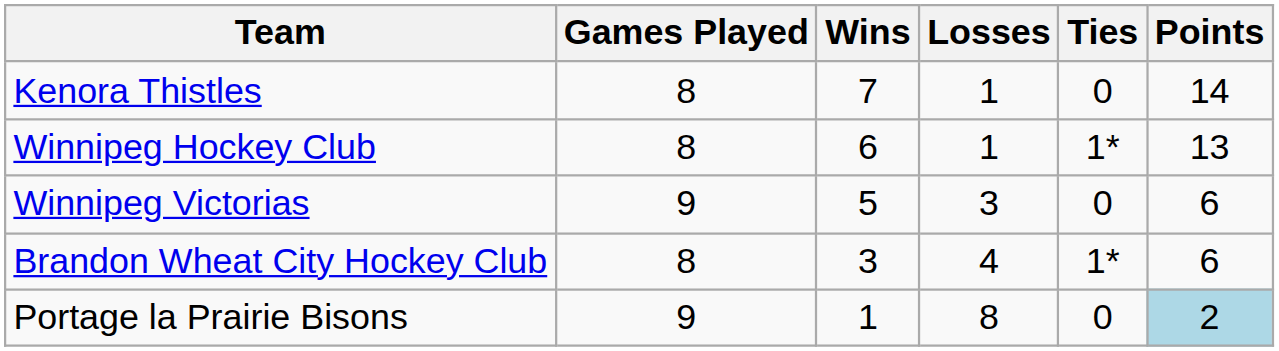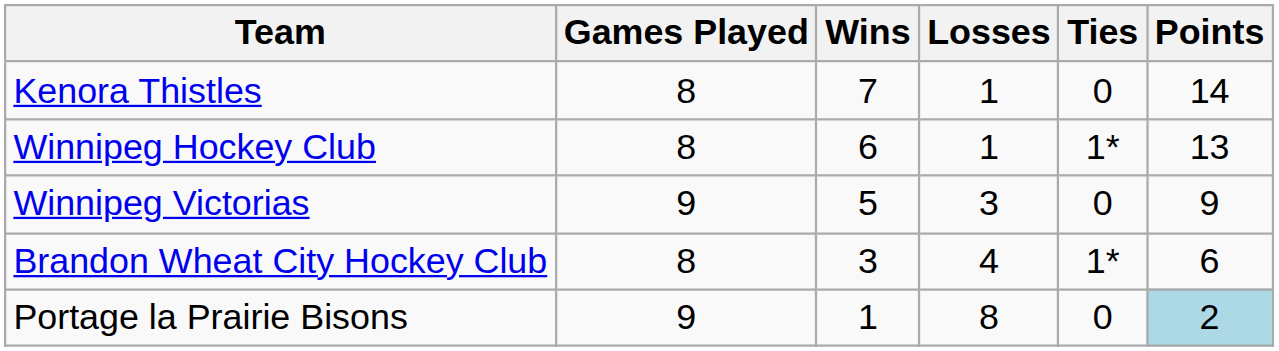(1210, 203) 6 -> (1210, 203) 9
